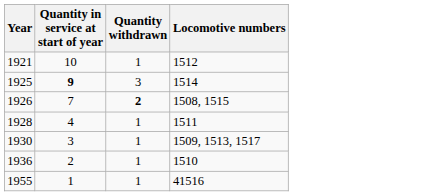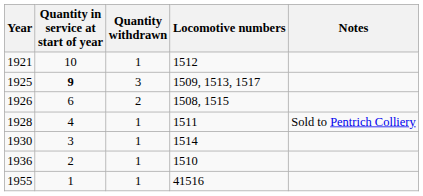+ column: (354, 28)
(185, 82) 1514 -> (217, 82) 1509, 1513, 1517
(71, 101) 7 -> (71, 101) 6
(138, 101) bold -> (138, 101) normal
(217, 141) 1509, 1513, 1517 -> (185, 141) 1514
